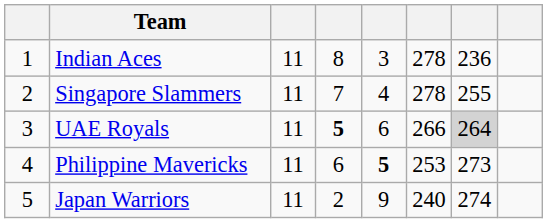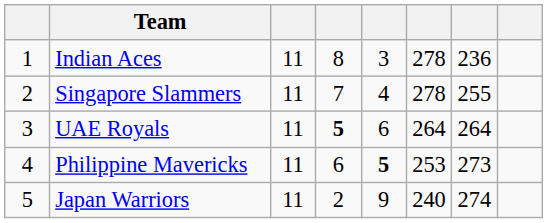(429, 128) 266 -> (429, 128) 264
(474, 128) lightgrey background -> (474, 128) no background
